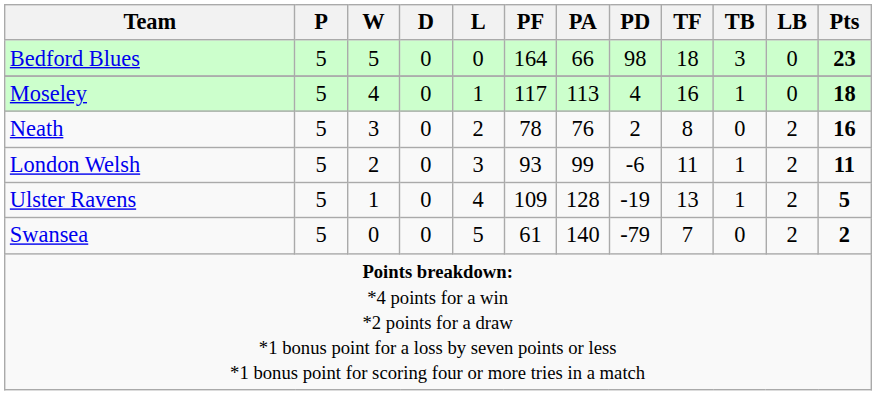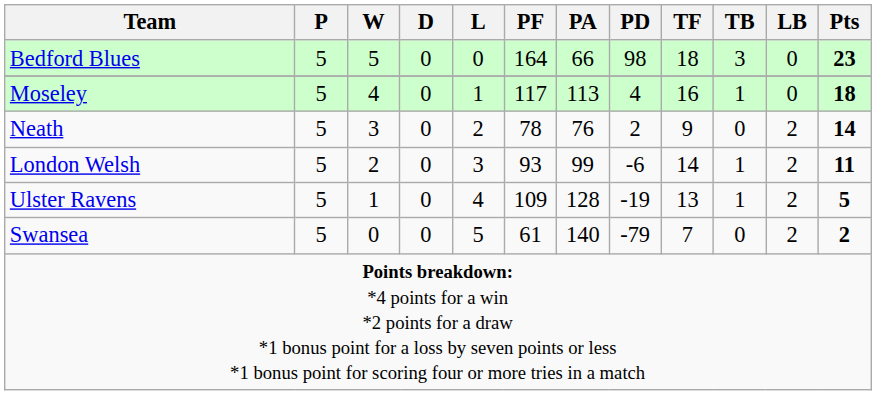(687, 128) 8 -> (687, 128) 9
(844, 128) 16 -> (844, 128) 14
(687, 164) 11 -> (687, 164) 14
